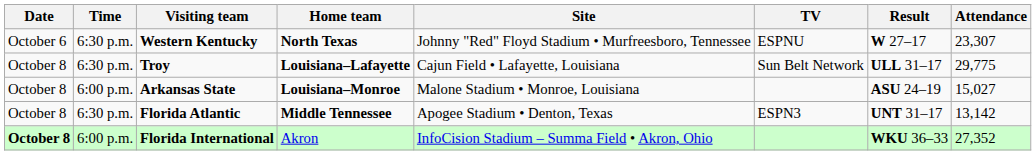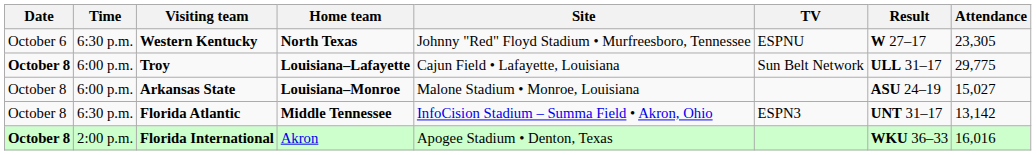(975, 41) 23,307 -> (975, 41) 23,305
(37, 65) normal -> (39, 65) bold
(105, 65) 6:30 p.m. -> (105, 65) 6:00 p.m.
(515, 114) Apogee Stadium • Denton, Texas -> (565, 114) InfoCision Stadium – Summa Field • Akron, Ohio
(105, 138) 6:00 p.m. -> (105, 138) 2:00 p.m.
(565, 138) InfoCision Stadium – Summa Field • Akron, Ohio -> (515, 138) Apogee Stadium • Denton, Texas
(975, 138) 27,352 -> (975, 138) 16,016
